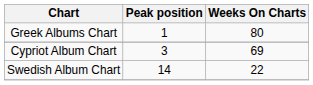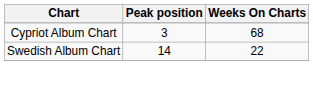- row: (64, 32)
(257, 51) 69 -> (257, 32) 68
